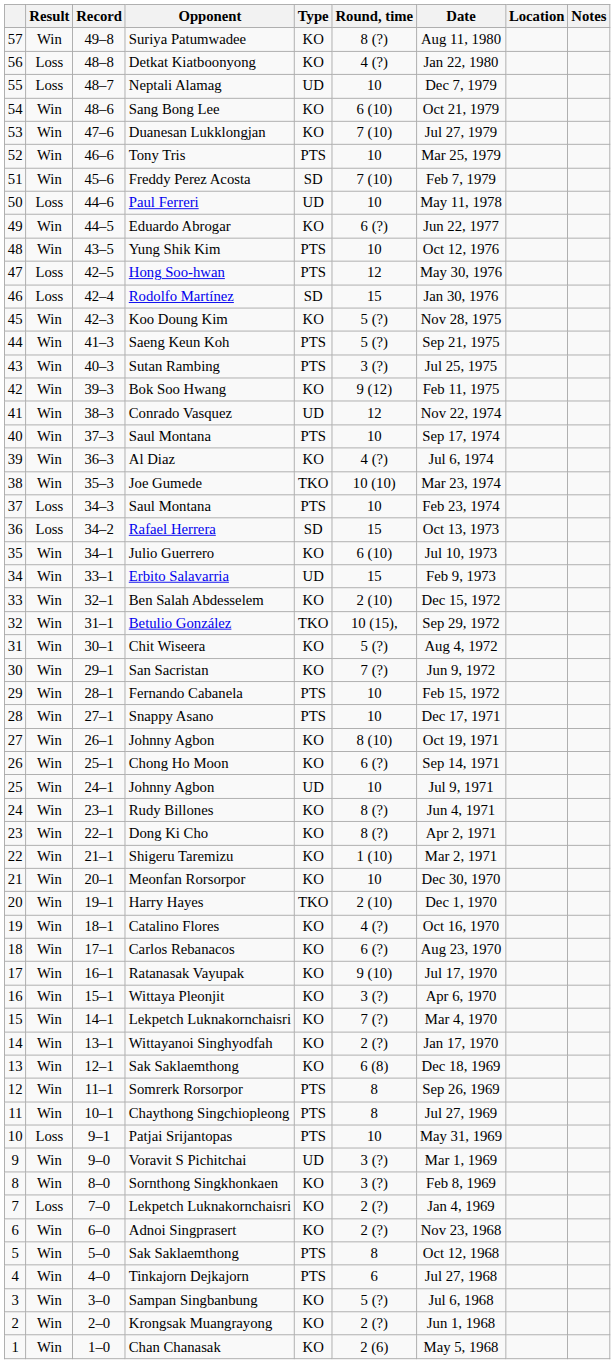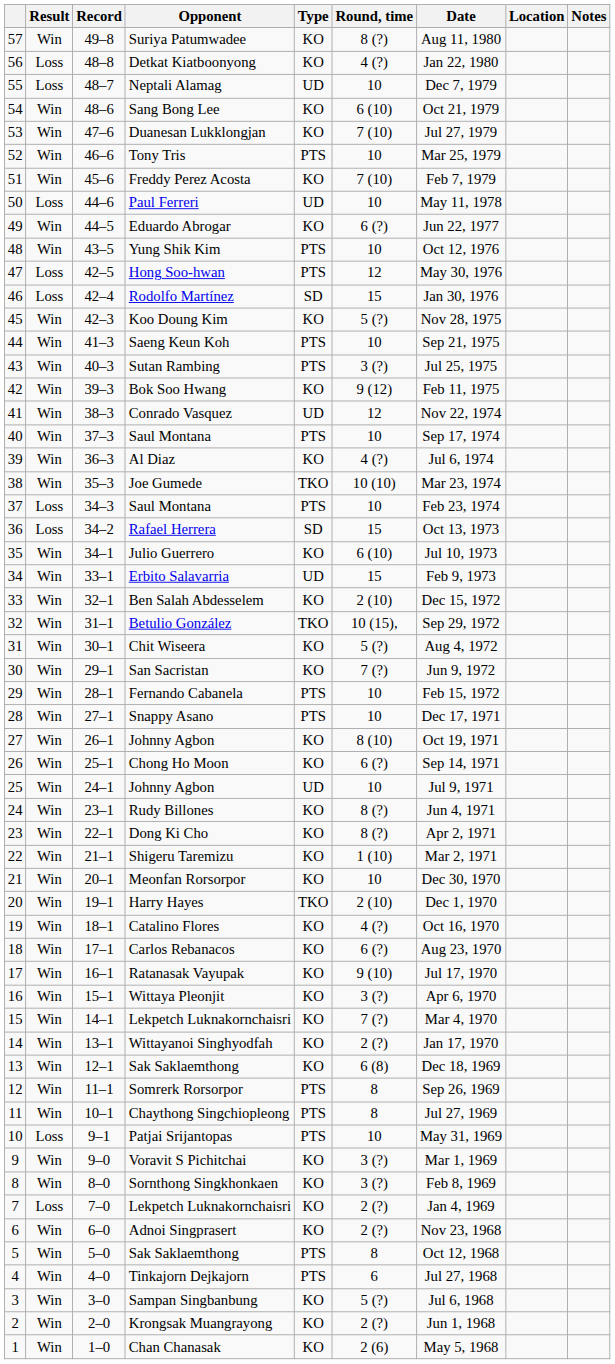(313, 179) SD -> (313, 179) KO
(374, 343) 5 (?) -> (374, 343) 10
(313, 1160) UD -> (313, 1160) KO
